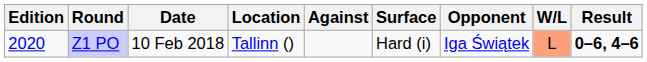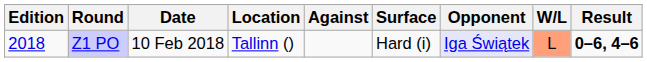(27, 43) 2020 -> (27, 43) 2018
(487, 43) no background -> (487, 43) lavender background
